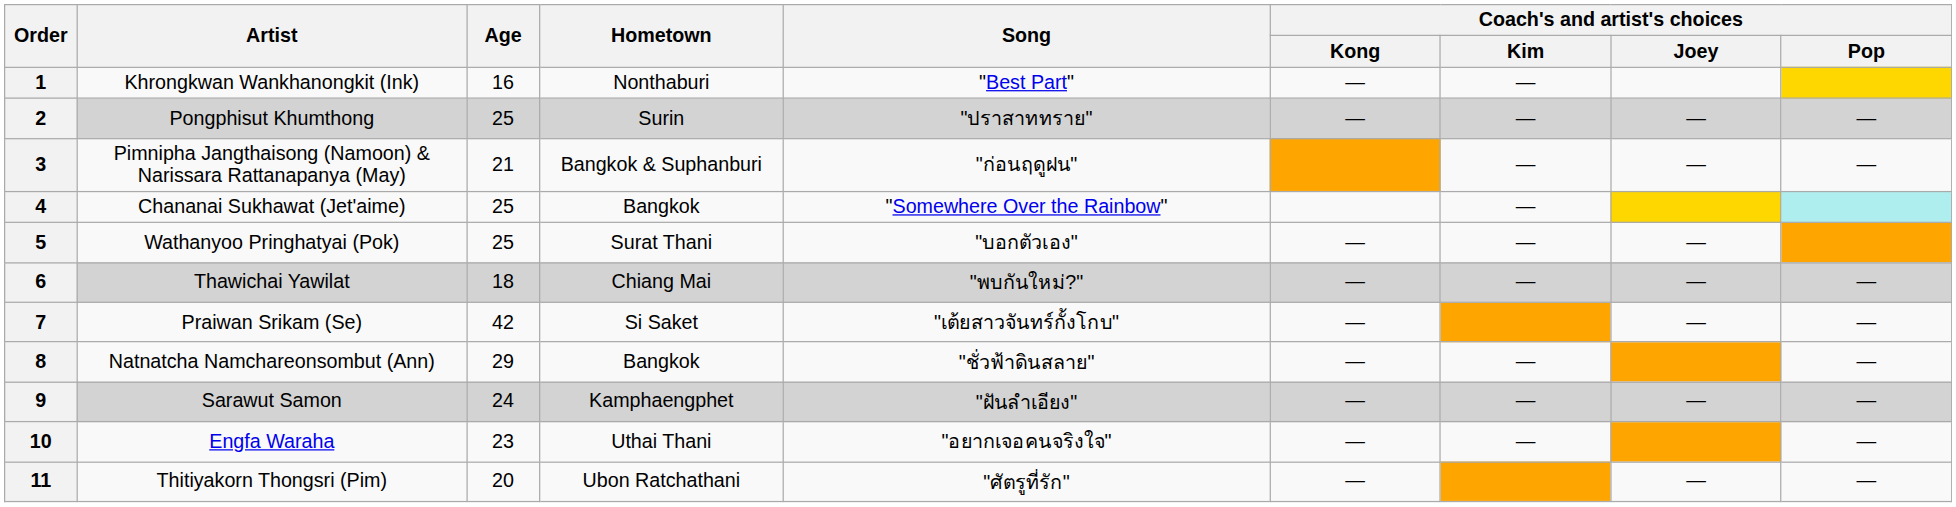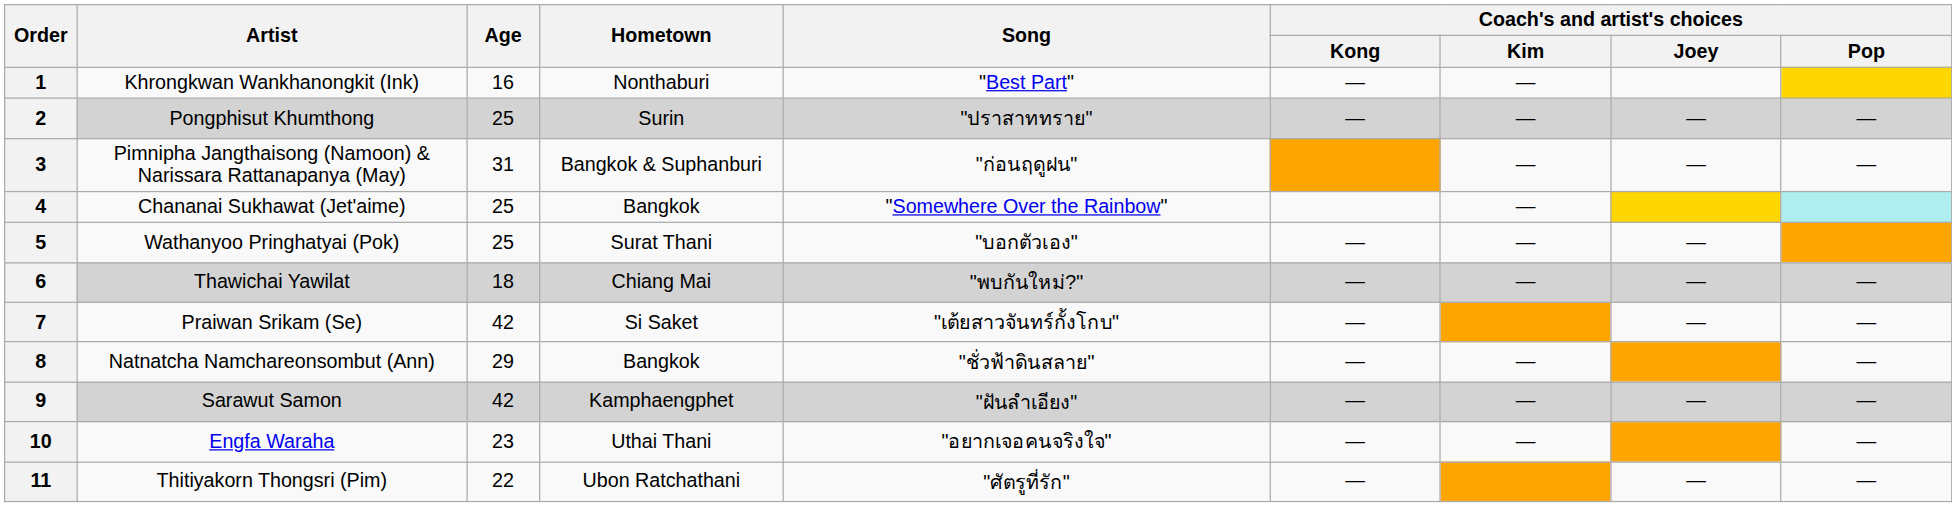(503, 164) 21 -> (503, 164) 31
(503, 401) 24 -> (503, 401) 42
(503, 481) 20 -> (503, 481) 22
